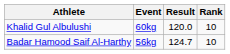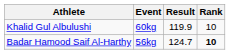(180, 27) 120.0 -> (180, 27) 119.9
(211, 42) normal -> (211, 42) bold
